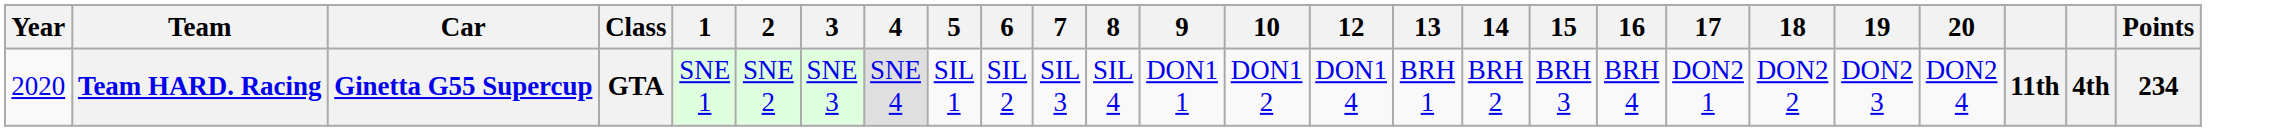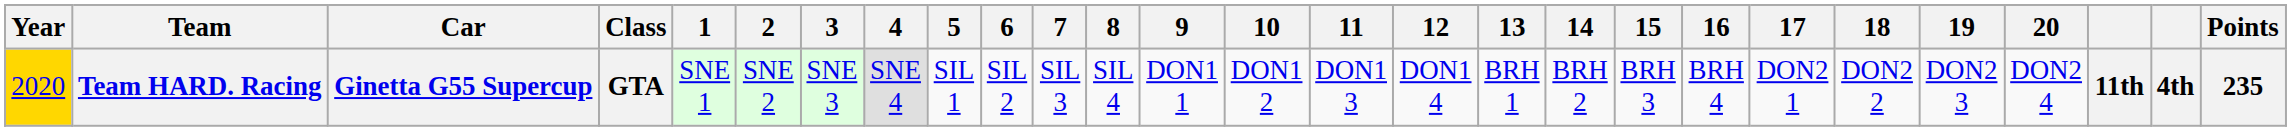+ column: (1351, 26)
(38, 86) no background -> (38, 86) gold background
(2158, 86) 234 -> (2243, 86) 235
